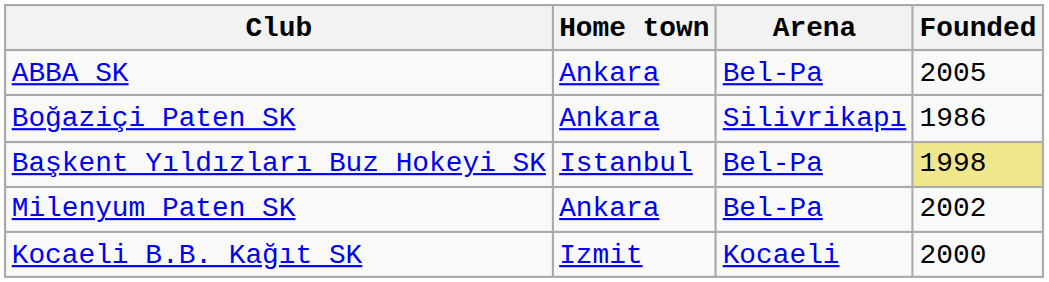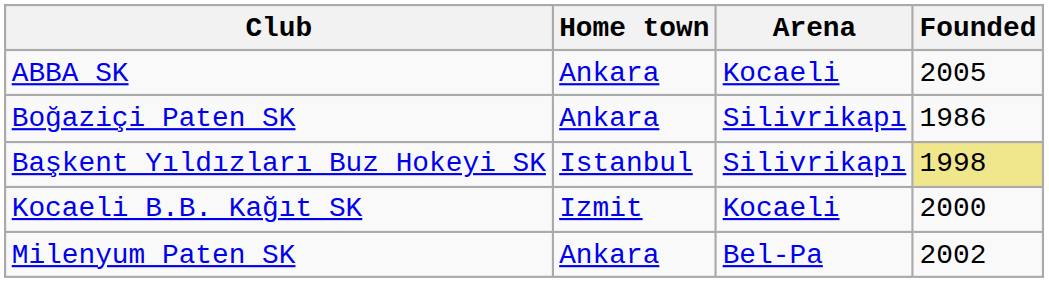(773, 73) Bel-Pa -> (781, 73) Kocaeli
(773, 164) Bel-Pa -> (815, 164) Silivrikapı
rows swapped: (187, 254) <-> (154, 209)
